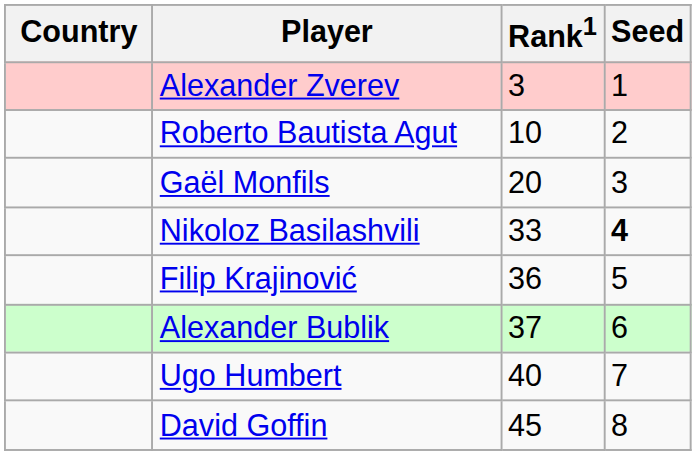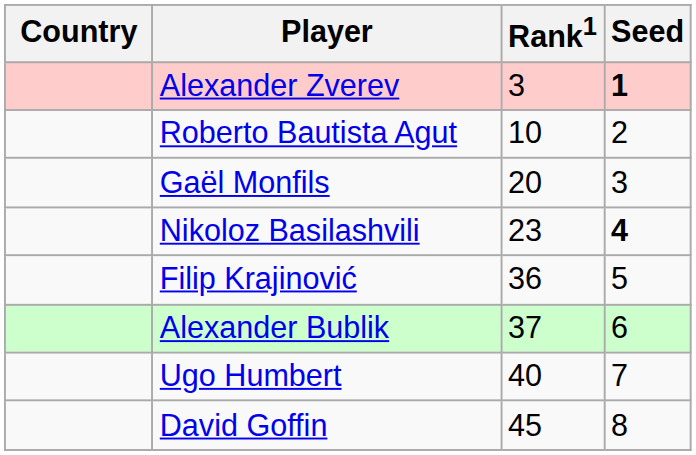(620, 85) normal -> (620, 85) bold
(525, 230) 33 -> (525, 230) 23
